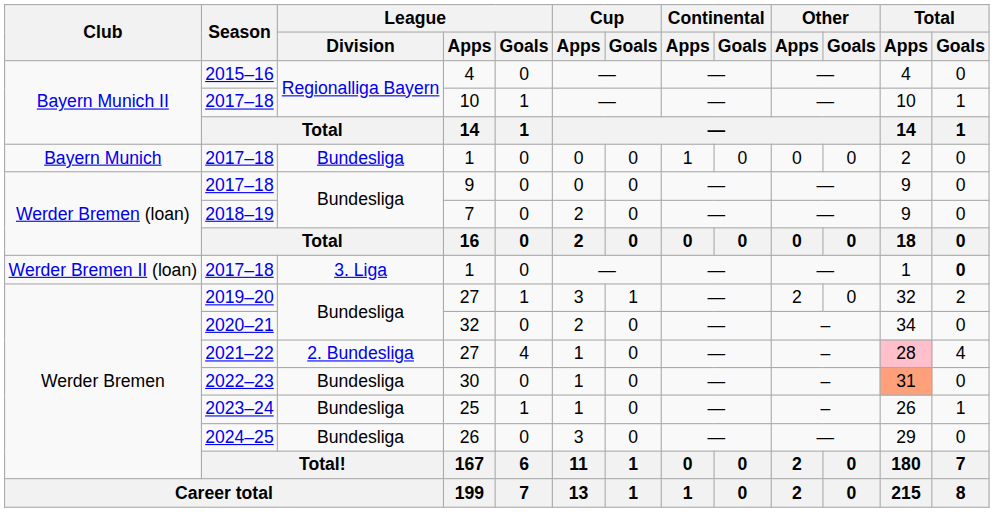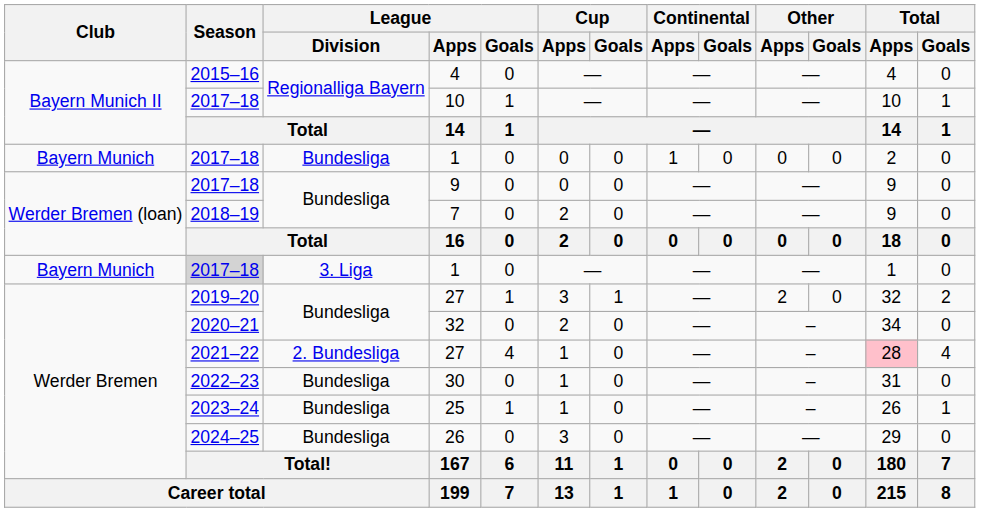(103, 269) Werder Bremen II (loan) -> (96, 269) Bayern Munich
(239, 269) no background -> (225, 269) lightgrey background
(961, 269) bold -> (946, 269) normal
(906, 381) lightsalmon background -> (891, 381) no background
